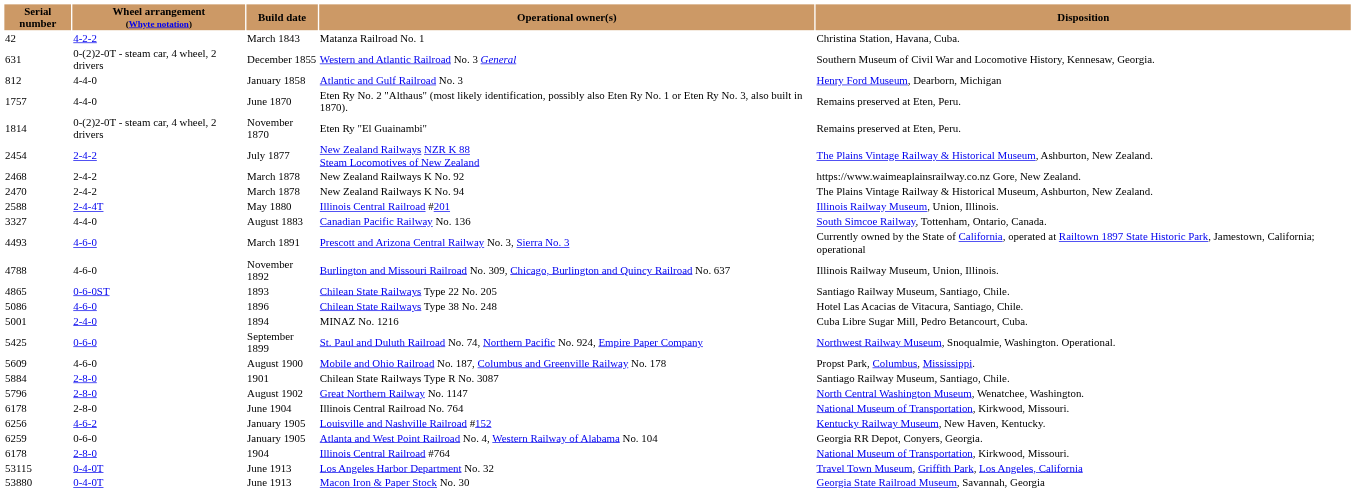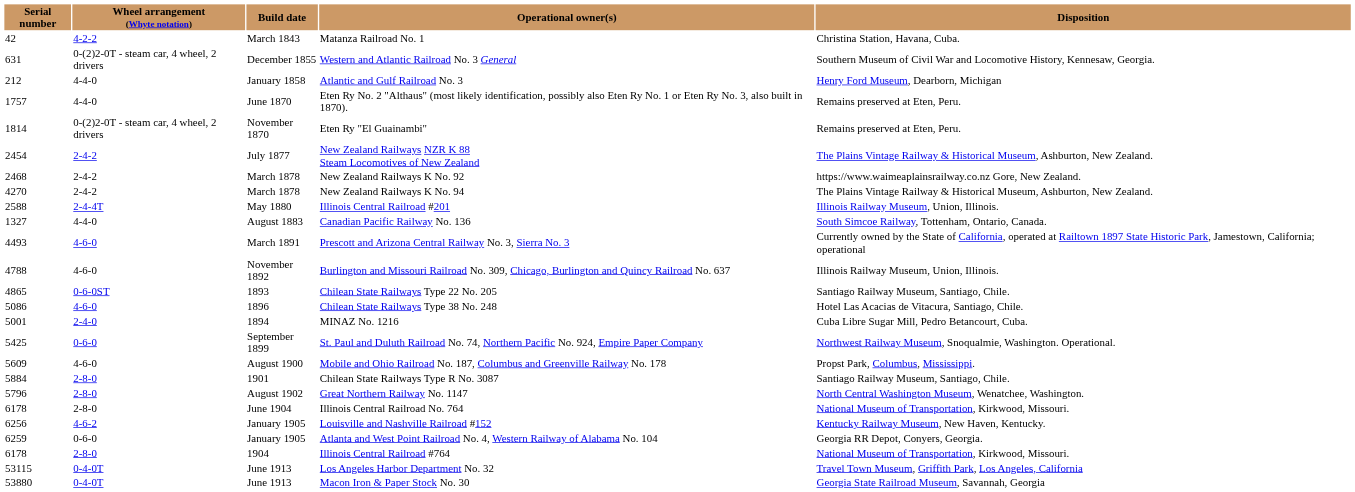(13, 80) 812 -> (13, 80) 212
(16, 192) 2470 -> (16, 192) 4270
(16, 222) 3327 -> (16, 222) 1327
